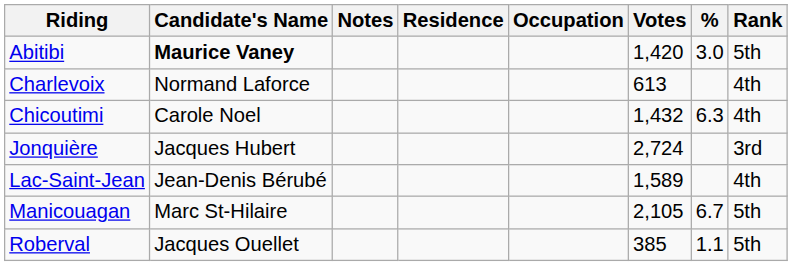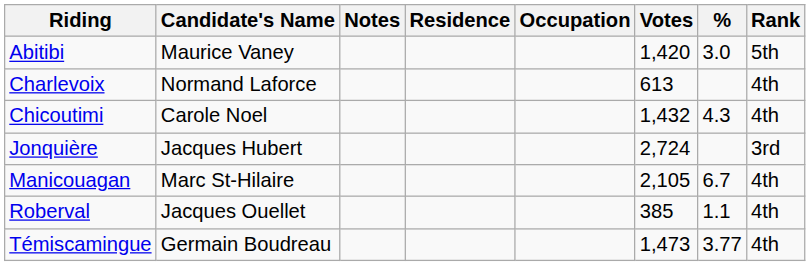(224, 52) bold -> (227, 52) normal
(710, 116) 6.3 -> (717, 116) 4.3
- row: (77, 180)
(747, 212) 5th -> (765, 180) 4th
(747, 244) 5th -> (765, 212) 4th
+ row: (80, 244)
